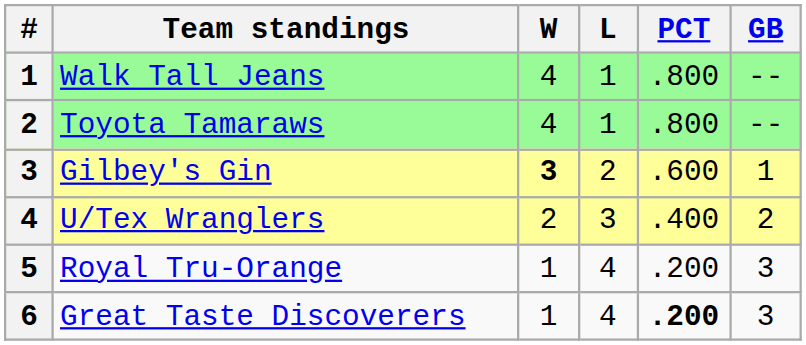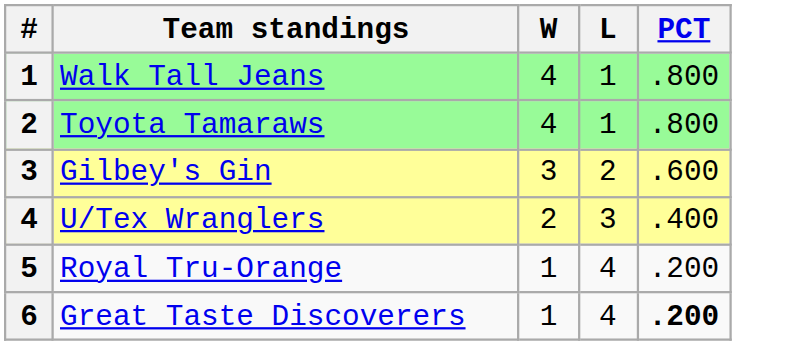- column: (766, 29)
(549, 173) bold -> (549, 173) normal
